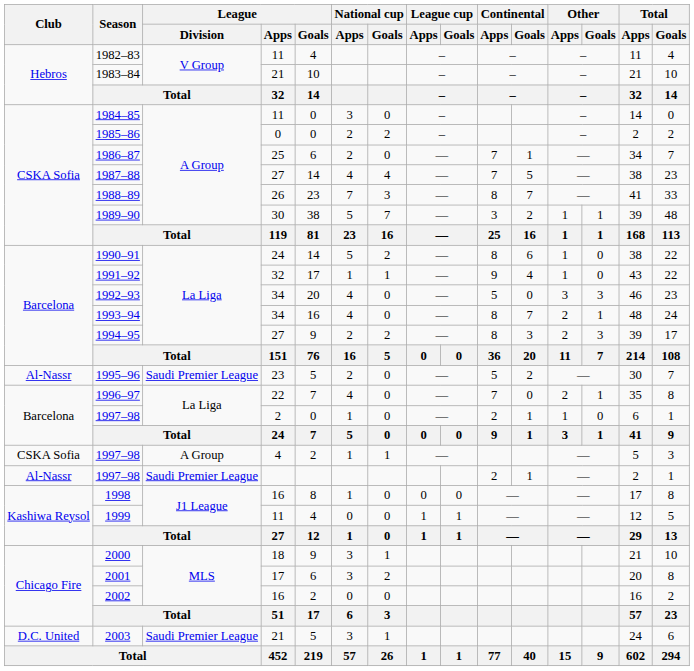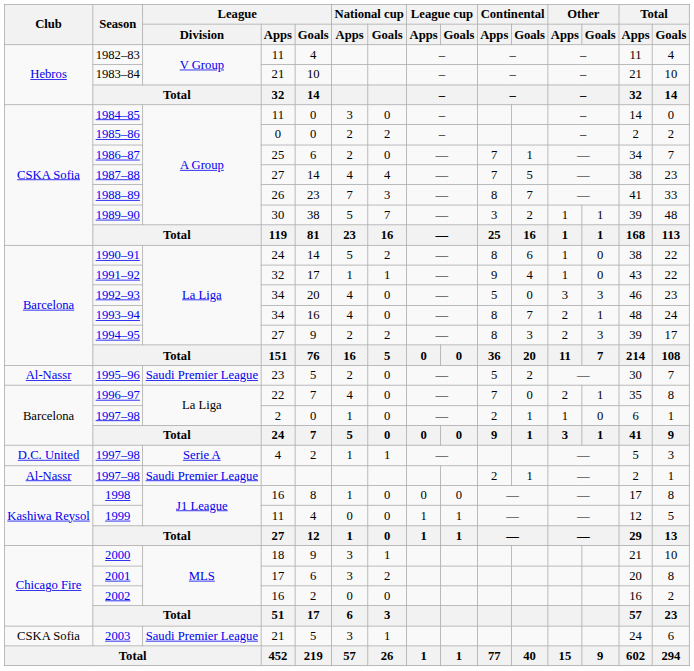(49, 455) CSKA Sofia -> (49, 455) D.C. United
(202, 455) A Group -> (202, 455) Serie A
(49, 635) D.C. United -> (49, 635) CSKA Sofia
